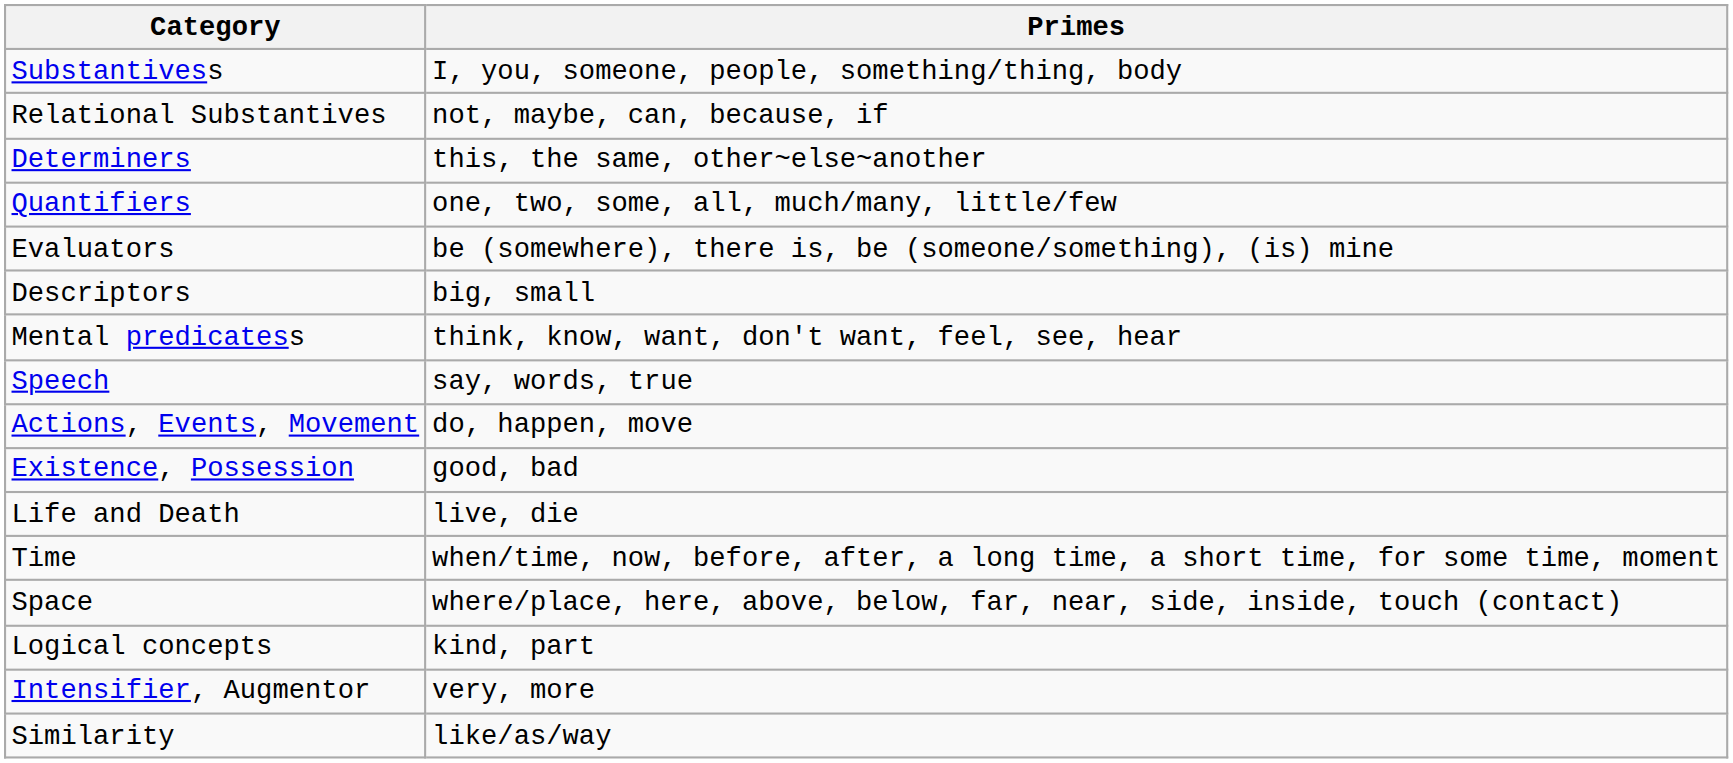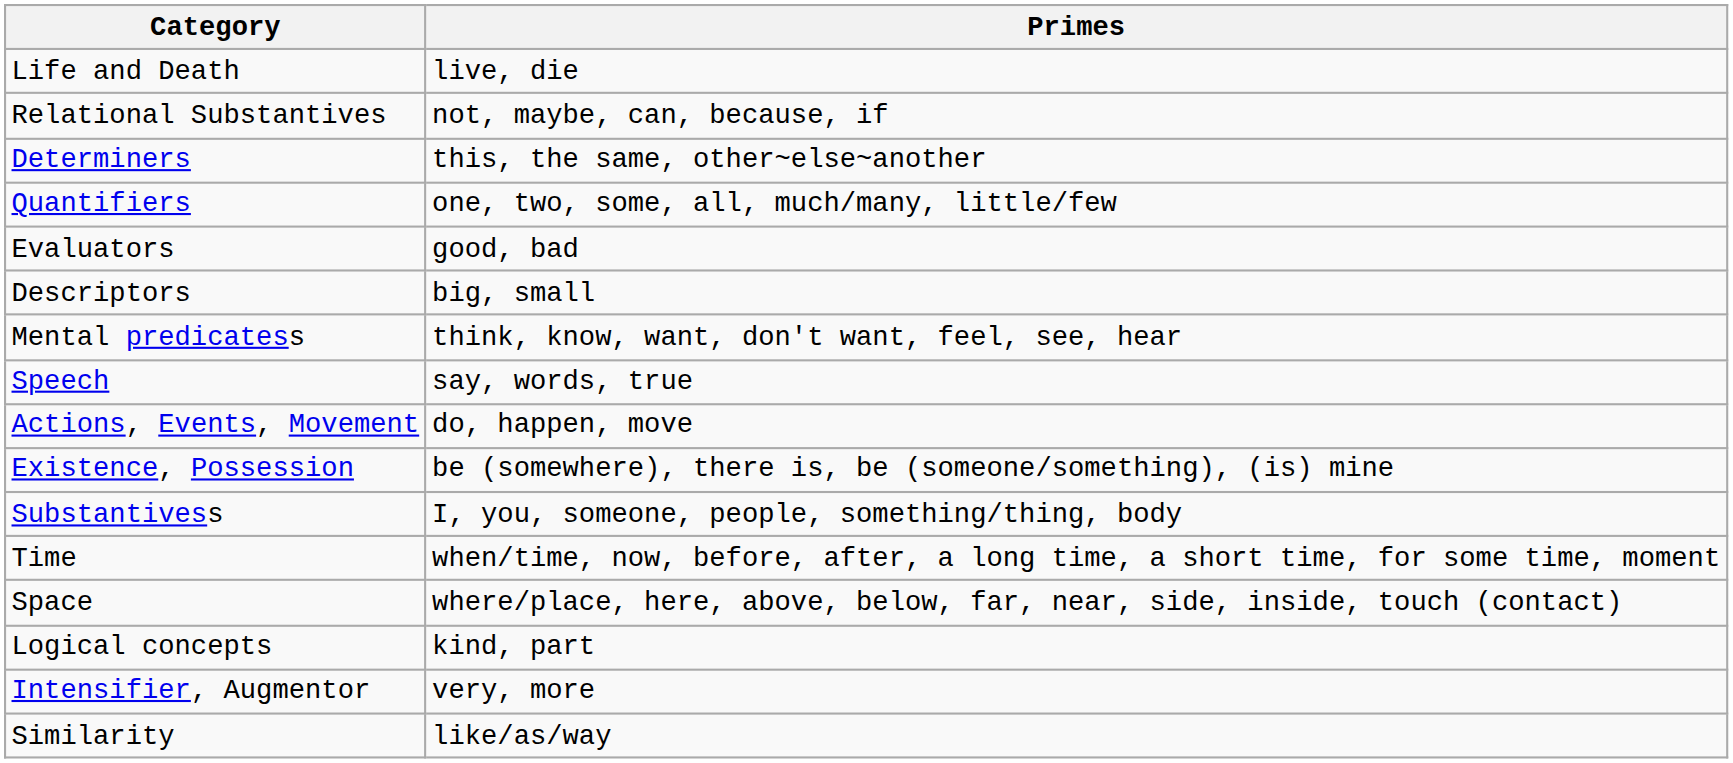rows swapped: (118, 71) <-> (126, 514)
(913, 249) be (somewhere), there is, be (someone/something), (is) mine -> (506, 249) good, bad
(506, 470) good, bad -> (913, 470) be (somewhere), there is, be (someone/something), (is) mine
